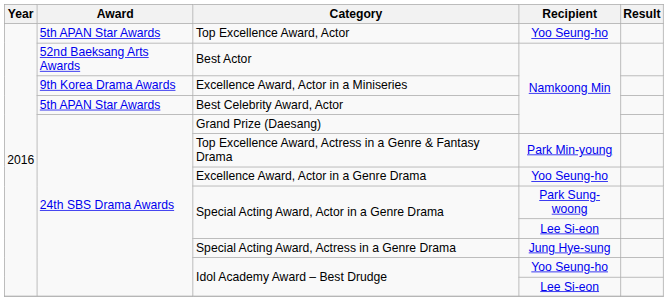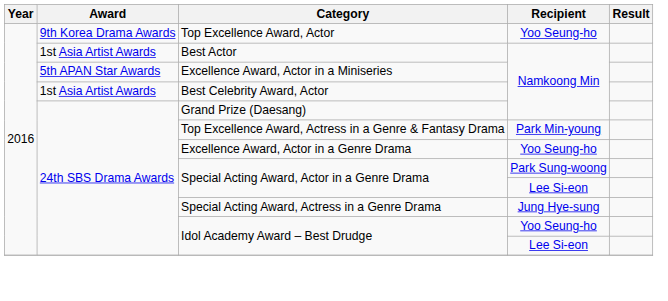(100, 33) 5th APAN Star Awards -> (108, 33) 9th Korea Drama Awards
(94, 59) 52nd Baeksang Arts Awards -> (98, 52) 1st Asia Artist Awards
(108, 85) 9th Korea Drama Awards -> (100, 71) 5th APAN Star Awards
(100, 104) 5th APAN Star Awards -> (98, 91) 1st Asia Artist Awards
